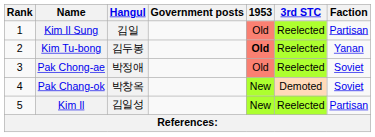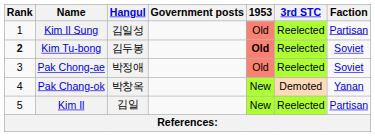(128, 30) 김일 -> (128, 30) 김일성
(20, 49) normal -> (20, 49) bold
(349, 49) Yanan -> (349, 49) Soviet
(349, 86) Soviet -> (349, 86) Yanan
(128, 105) 김일성 -> (128, 105) 김일
